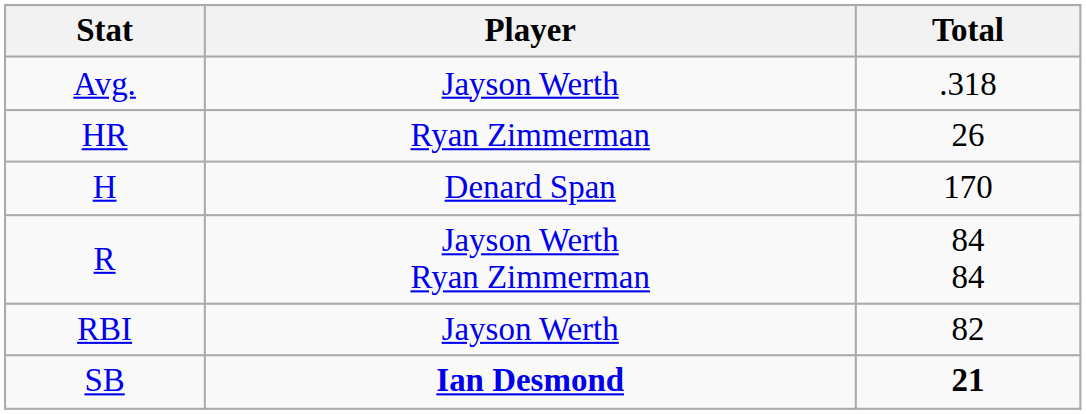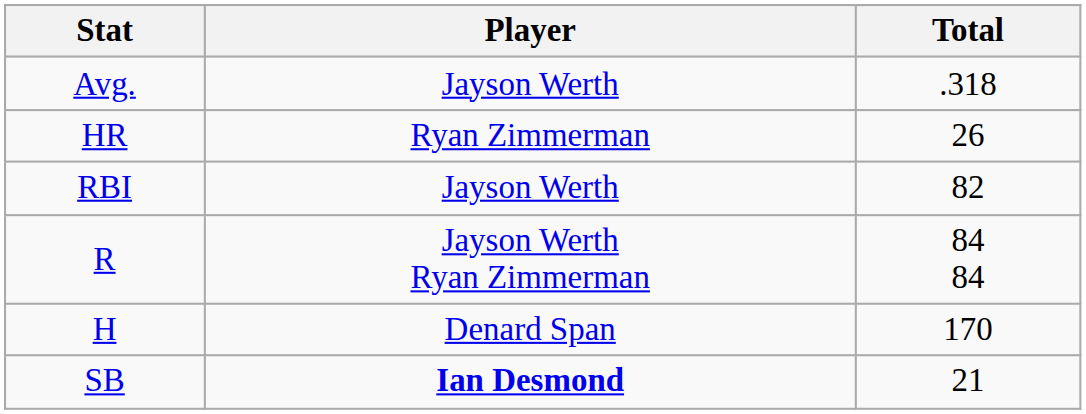rows swapped: (105, 329) <-> (105, 187)
(968, 381) bold -> (968, 381) normal
